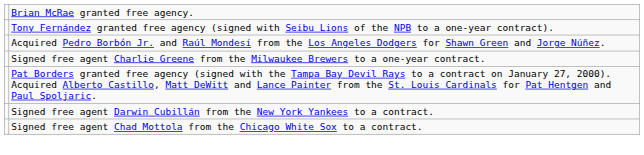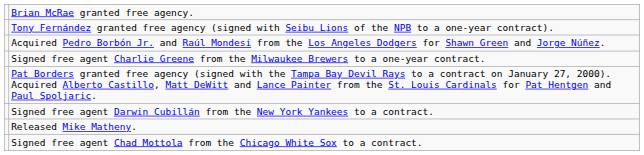+ row: (74, 127)
